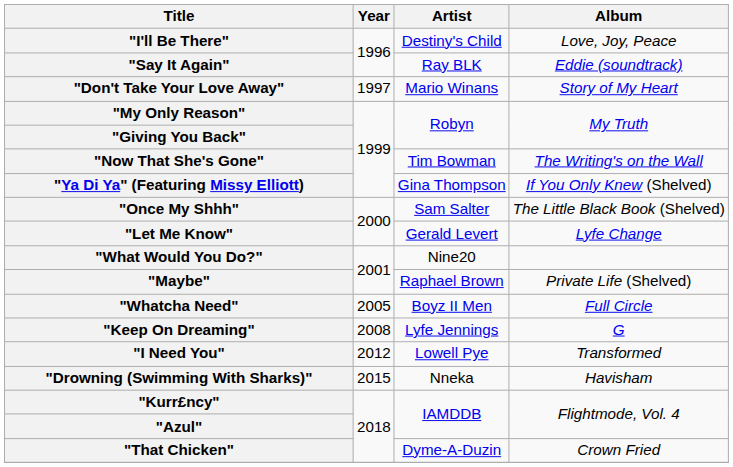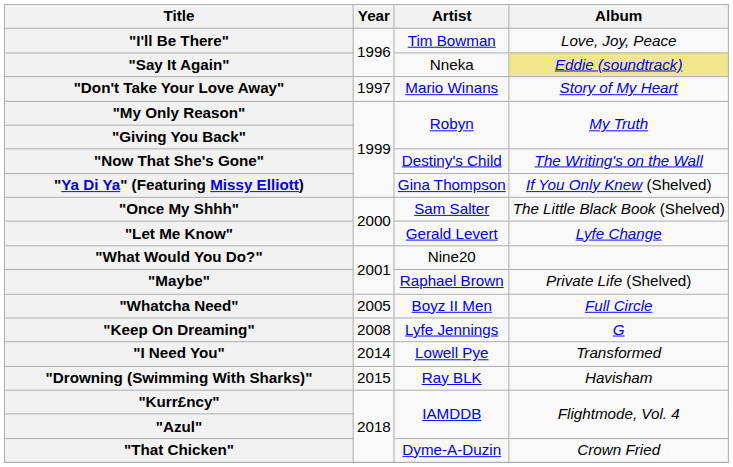(452, 40) Destiny's Child -> (452, 40) Tim Bowman
(452, 64) Ray BLK -> (452, 64) Nneka
(619, 64) no background -> (619, 64) khaki background
(452, 161) Tim Bowman -> (452, 161) Destiny's Child
(374, 354) 2012 -> (374, 354) 2014
(452, 378) Nneka -> (452, 378) Ray BLK
